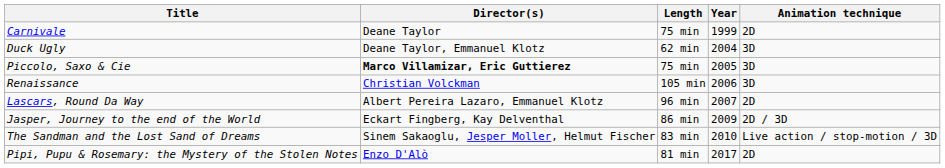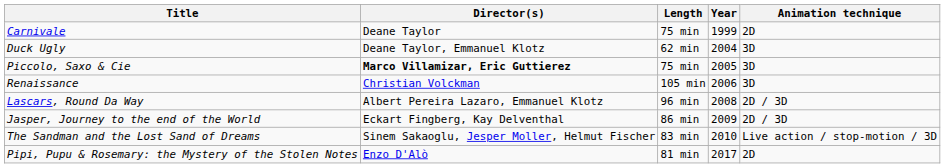(724, 101) 2007 -> (724, 101) 2008
(749, 101) 2D -> (765, 101) 2D / 3D
